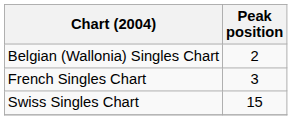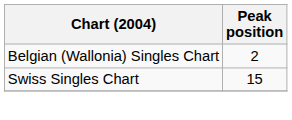- row: (77, 79)
